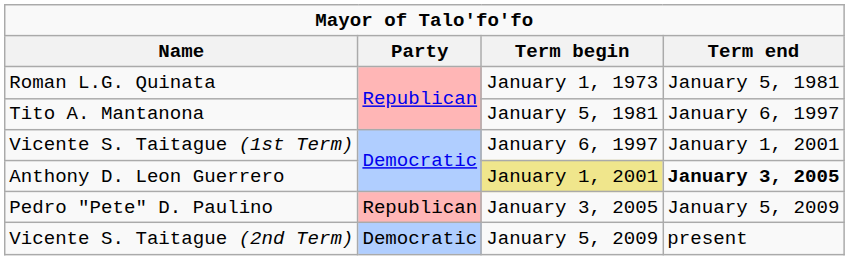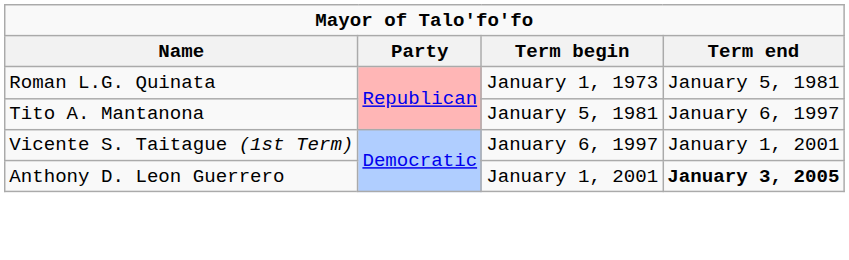(572, 176) khaki background -> (572, 176) no background
- row: (141, 207)
- row: (181, 238)
